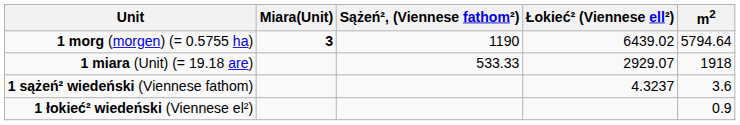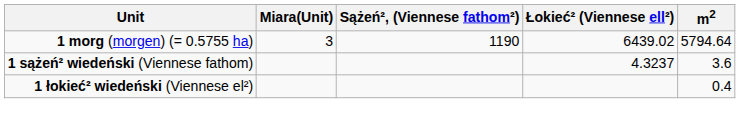(329, 41) bold -> (329, 41) normal
- row: (167, 64)
(722, 108) 0.9 -> (722, 86) 0.4
